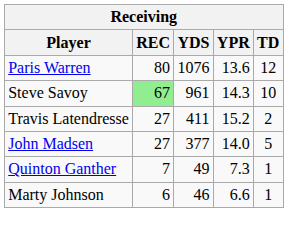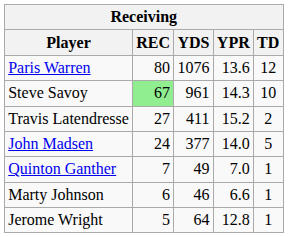(162, 144) 27 -> (162, 144) 24
(240, 169) 7.3 -> (240, 169) 7.0
+ row: (55, 220)
